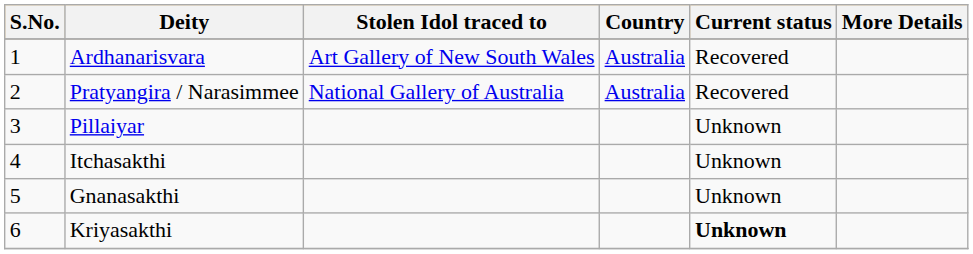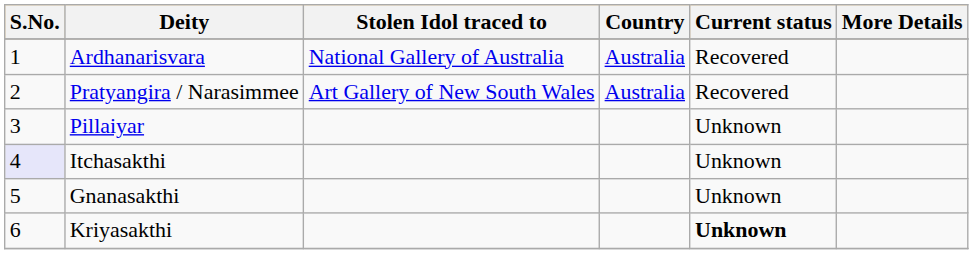(452, 56) Art Gallery of New South Wales -> (436, 56) National Gallery of Australia
(436, 91) National Gallery of Australia -> (452, 91) Art Gallery of New South Wales
(15, 160) no background -> (15, 160) lavender background
